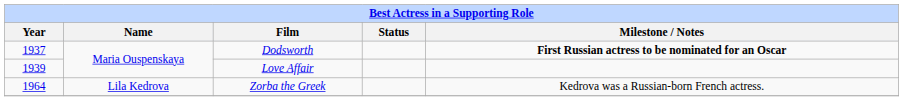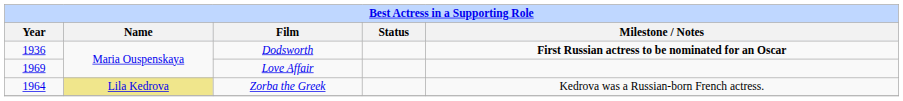(34, 50) 1937 -> (34, 50) 1936
(34, 68) 1939 -> (34, 68) 1969
(138, 86) no background -> (138, 86) khaki background
